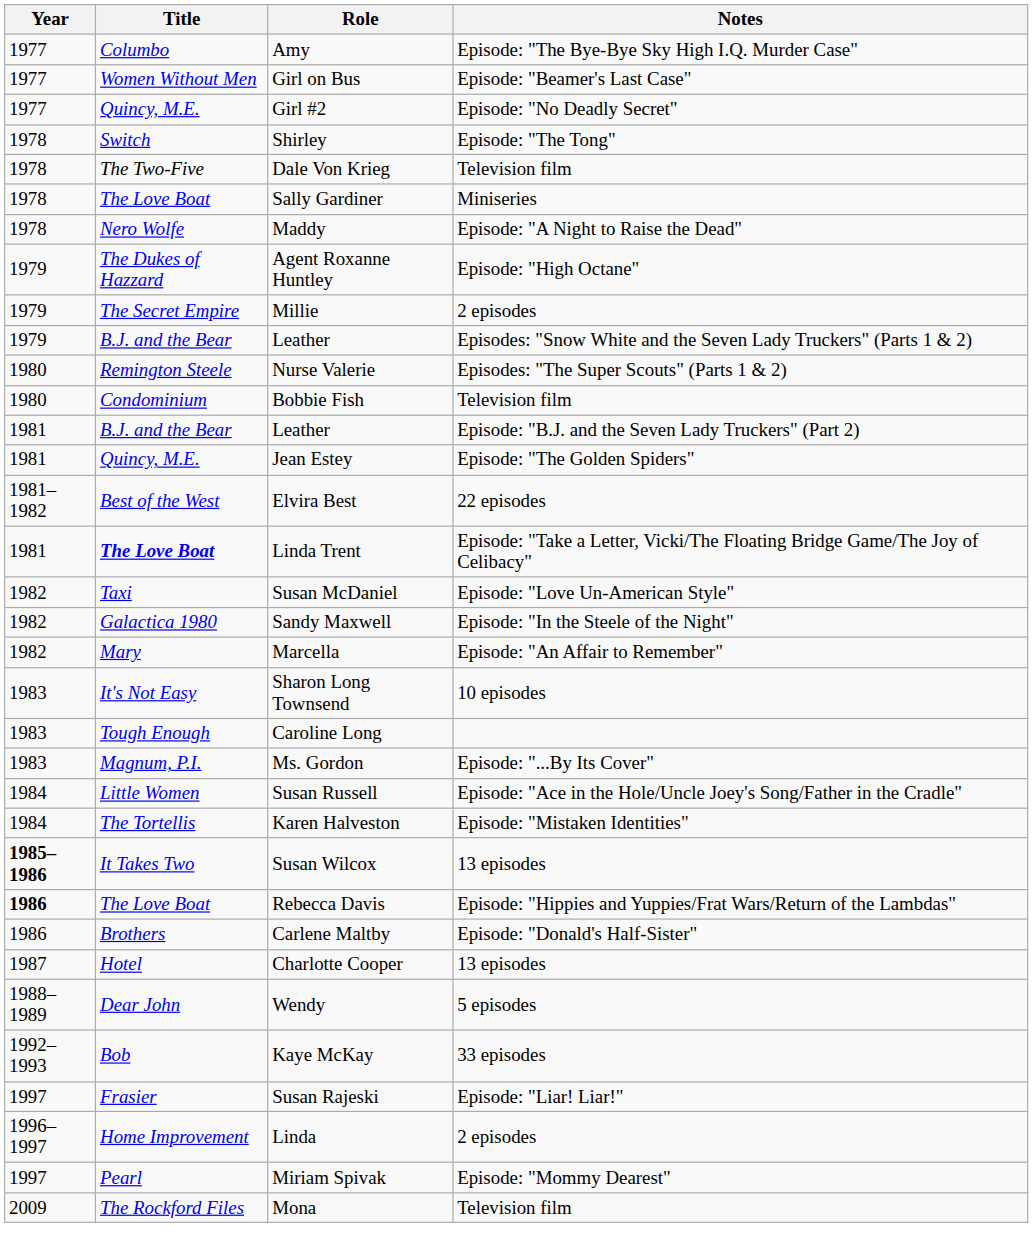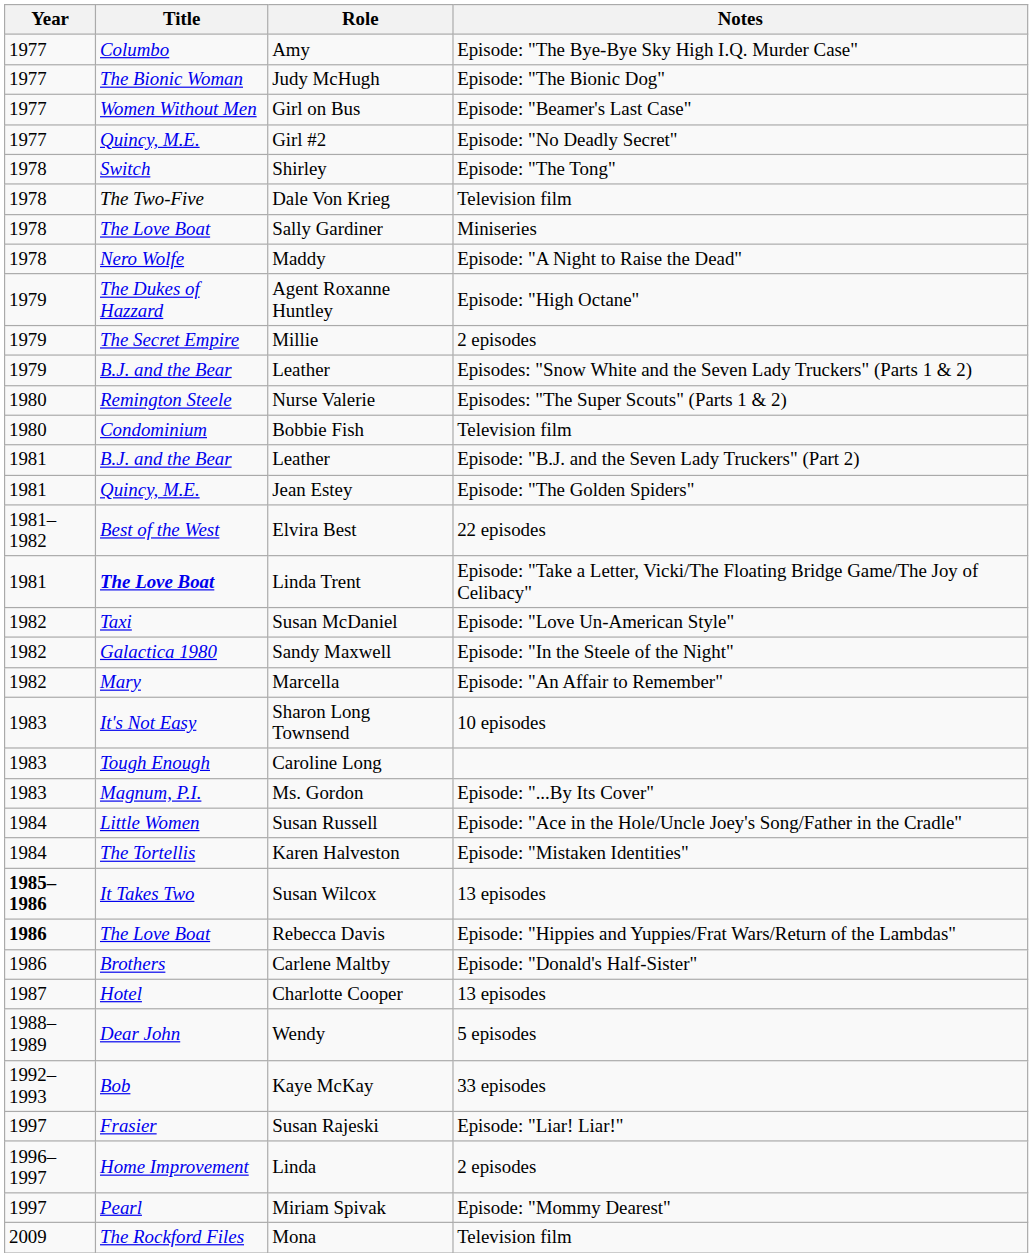+ row: (326, 79)
